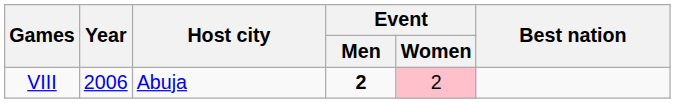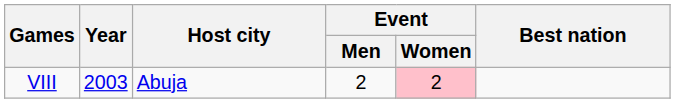(106, 82) 2006 -> (106, 82) 2003
(361, 82) bold -> (361, 82) normal
